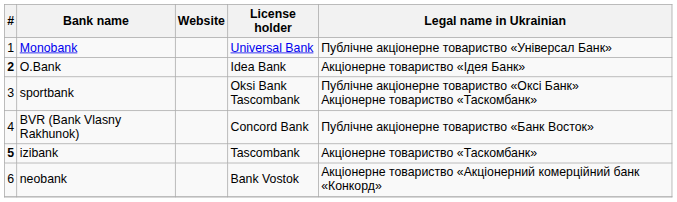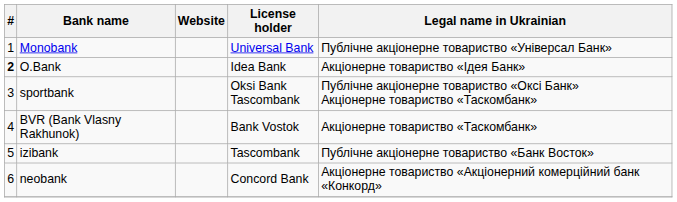(270, 127) Concord Bank -> (265, 127) Bank Vostok
(457, 127) Публічне акціонерне товариство «Банк Восток» -> (429, 127) Акціонерне товариство «Таскомбанк»
(11, 153) bold -> (11, 153) normal
(429, 153) Акціонерне товариство «Таскомбанк» -> (457, 153) Публічне акціонерне товариство «Банк Восток»
(265, 180) Bank Vostok -> (270, 180) Concord Bank
